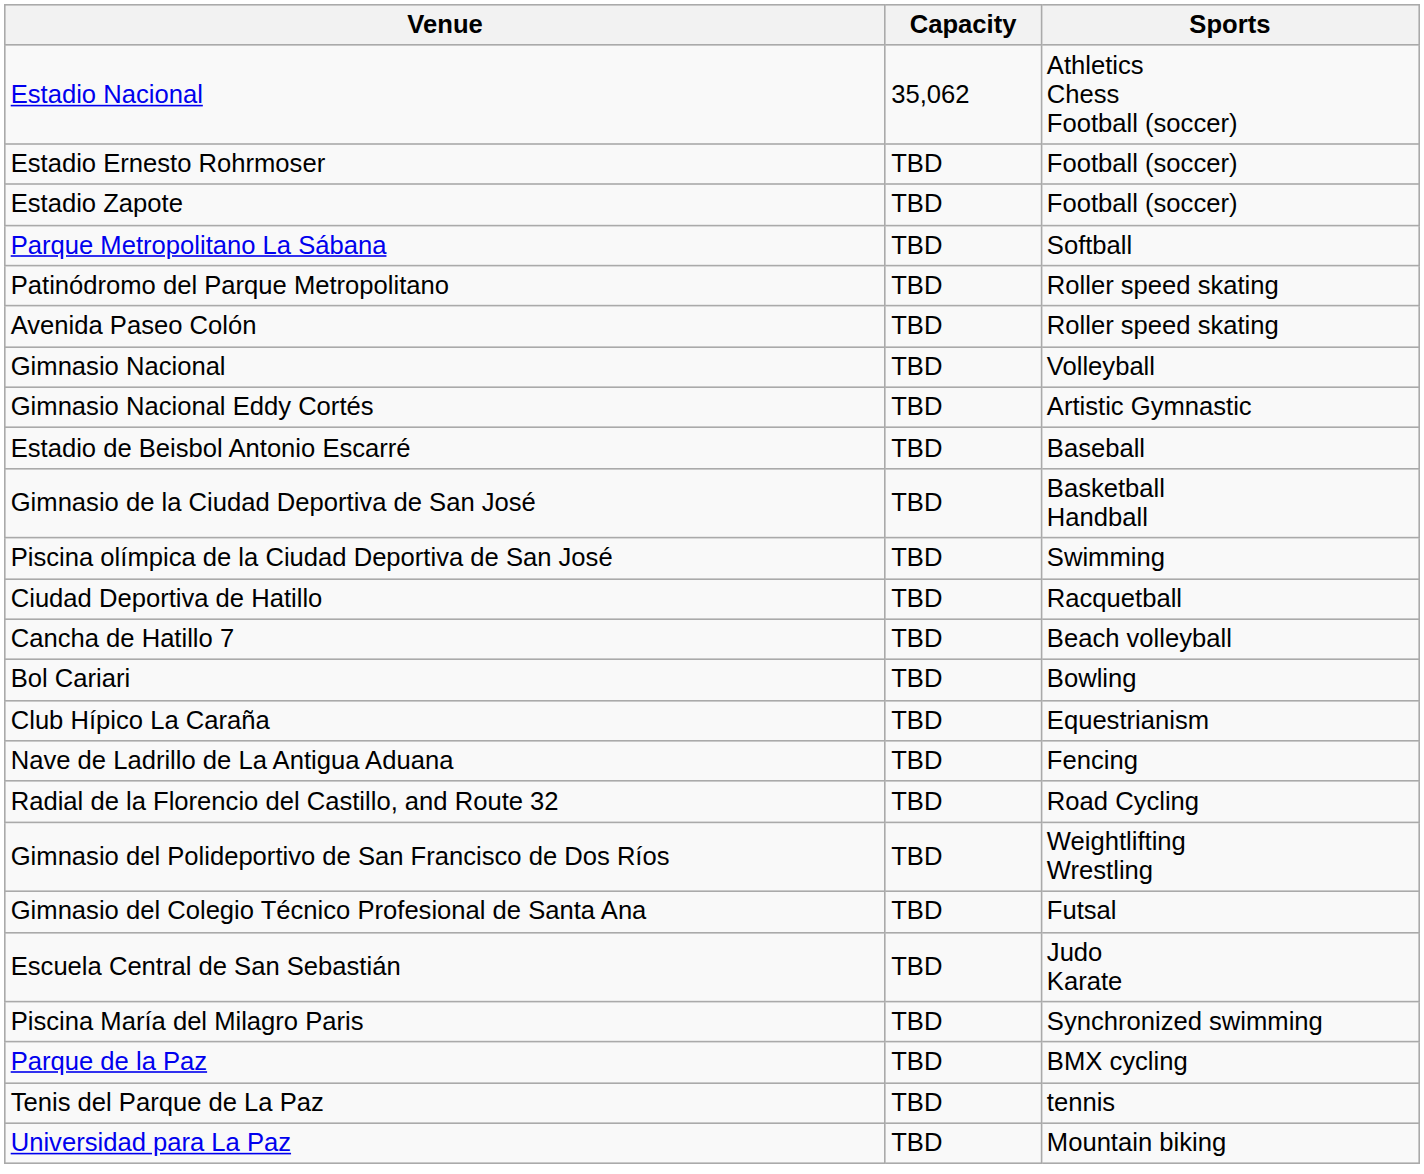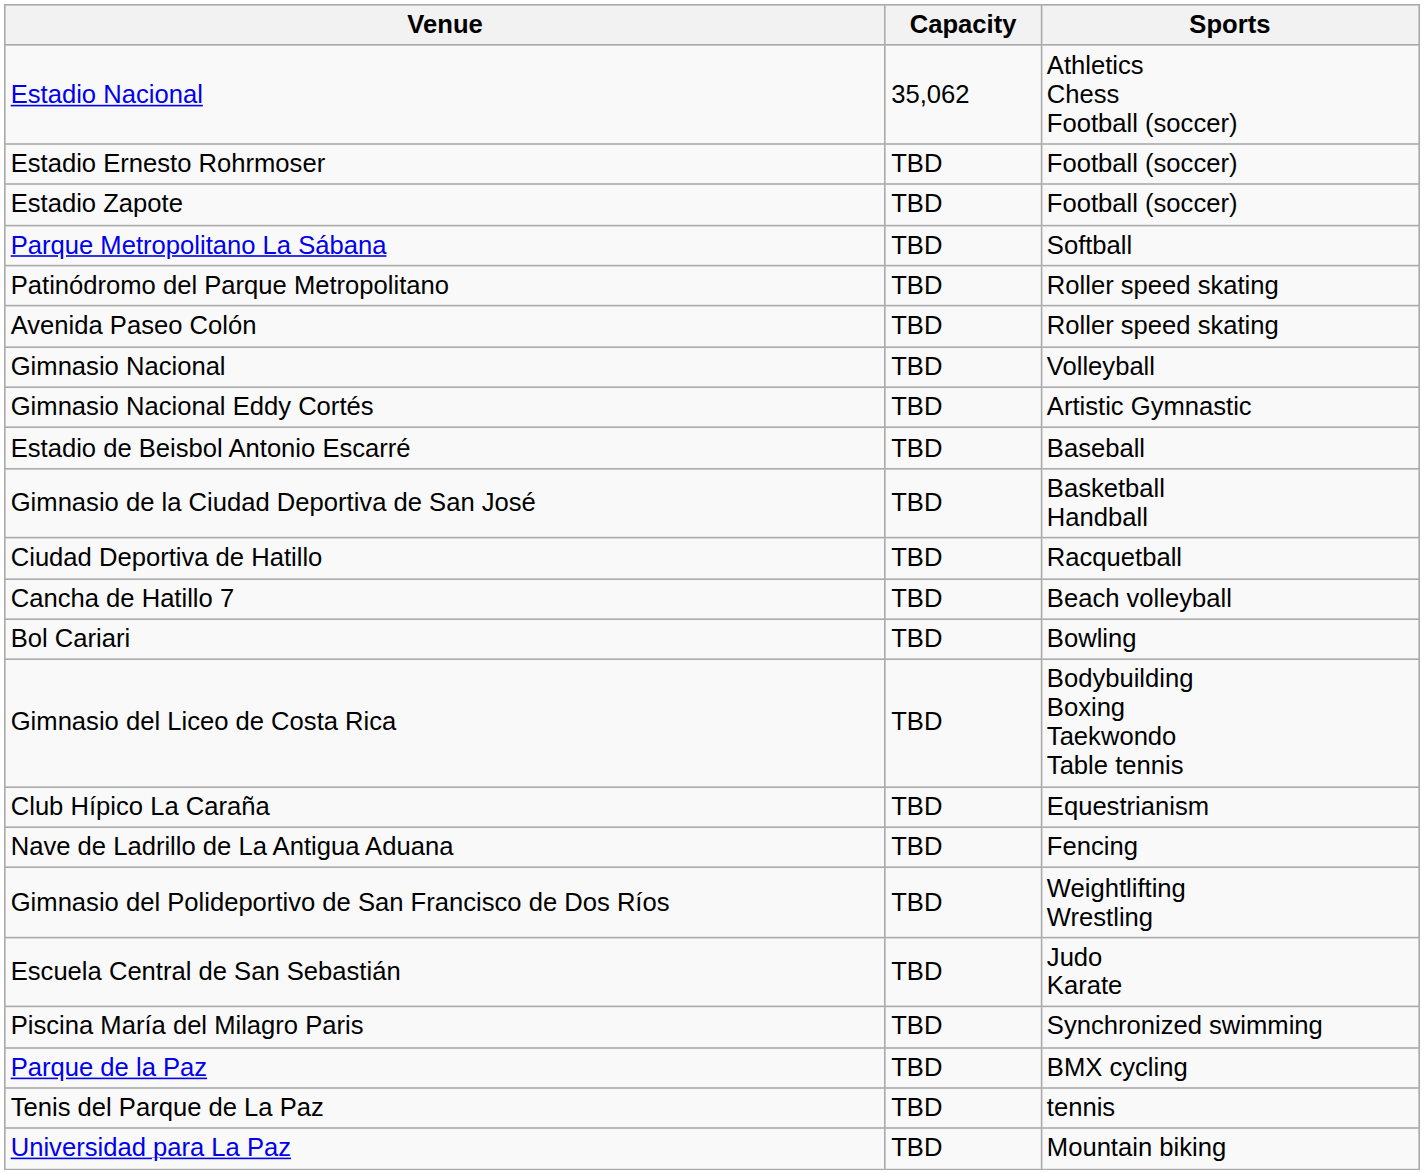- row: (312, 557)
+ row: (204, 722)
- row: (285, 801)
- row: (329, 911)
